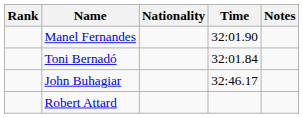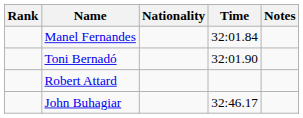(235, 37) 32:01.90 -> (235, 37) 32:01.84
(235, 59) 32:01.84 -> (235, 59) 32:01.90
rows swapped: (83, 81) <-> (81, 102)
